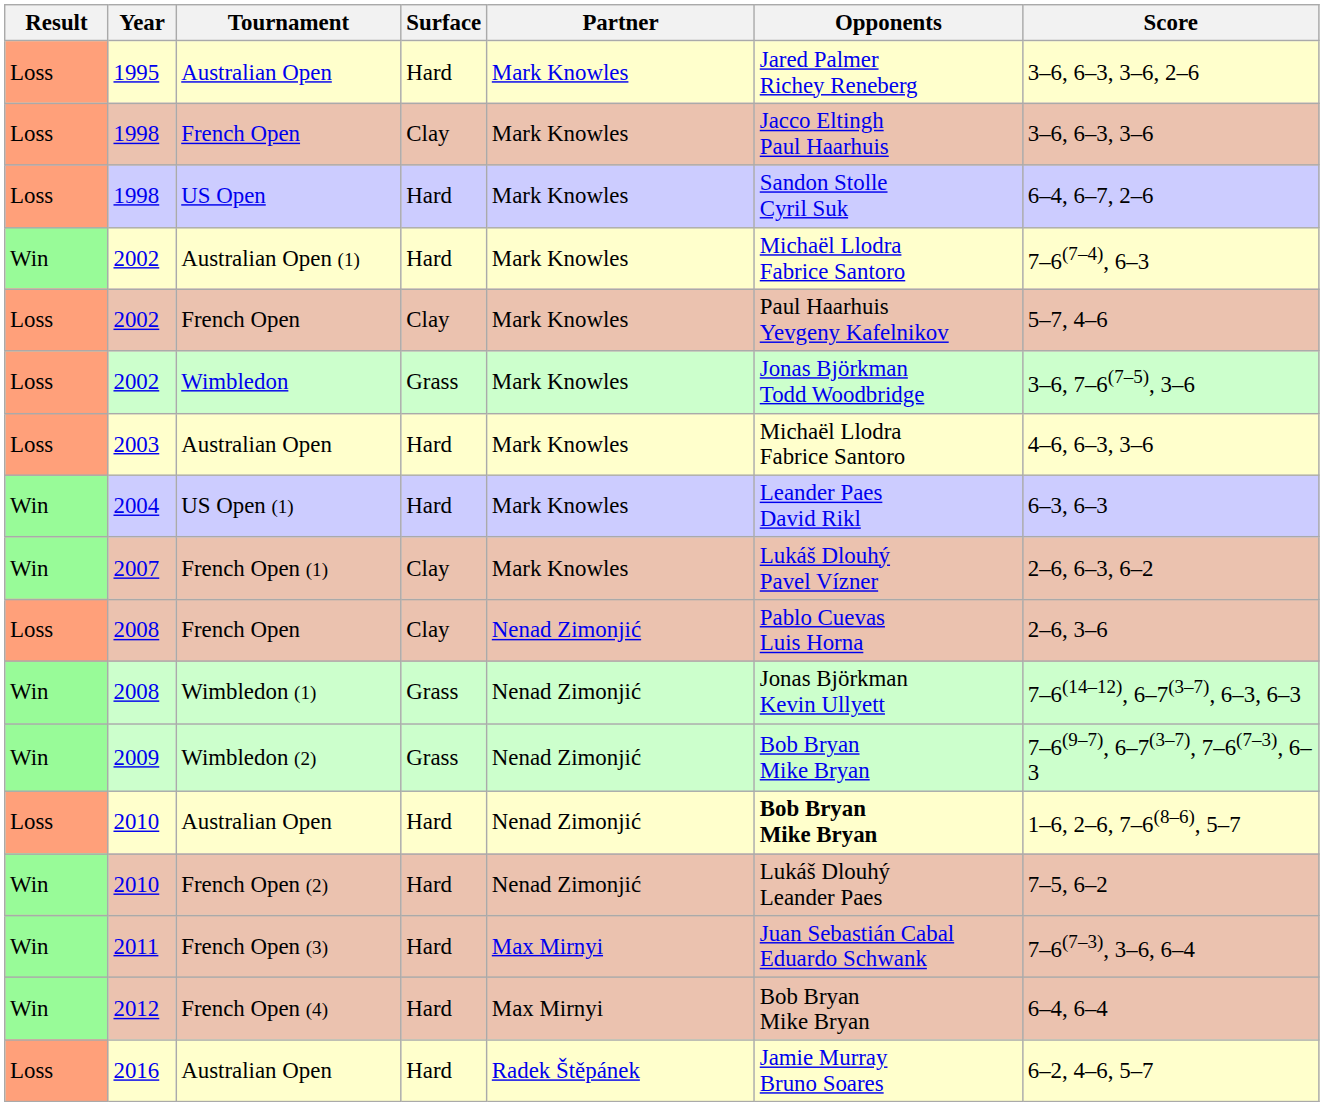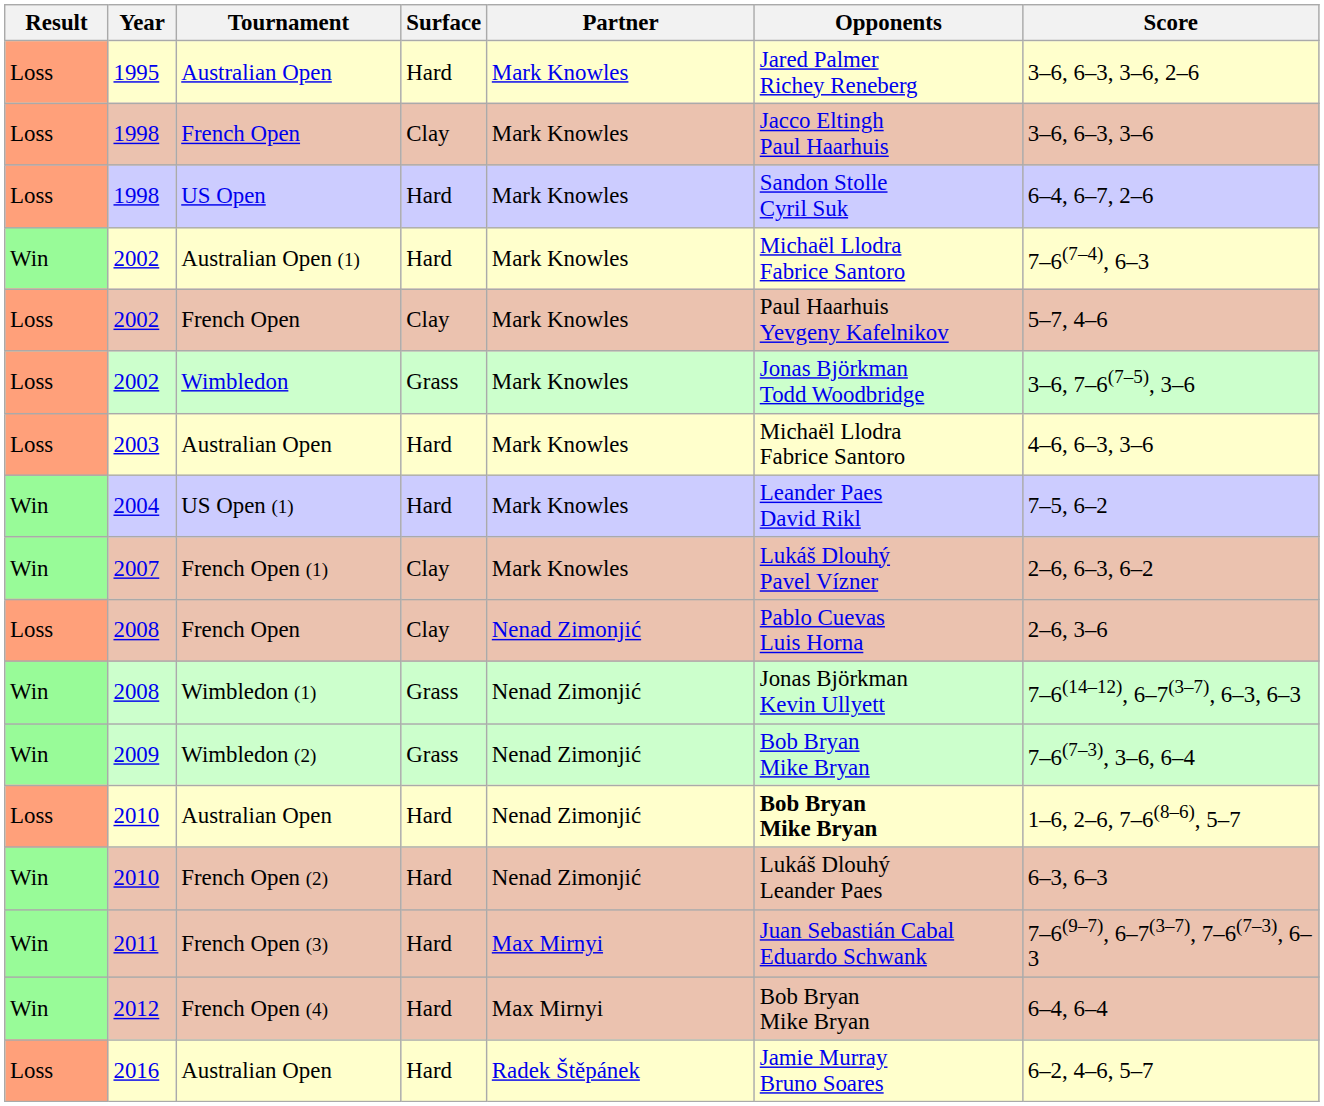(1068, 505) 6–3, 6–3 -> (1068, 505) 7–5, 6–2
(1170, 757) 7–6(9–7), 6–7(3–7), 7–6(7–3), 6–3 -> (1111, 754) 7–6(7–3), 3–6, 6–4
(1068, 884) 7–5, 6–2 -> (1068, 878) 6–3, 6–3
(1111, 946) 7–6(7–3), 3–6, 6–4 -> (1170, 943) 7–6(9–7), 6–7(3–7), 7–6(7–3), 6–3
